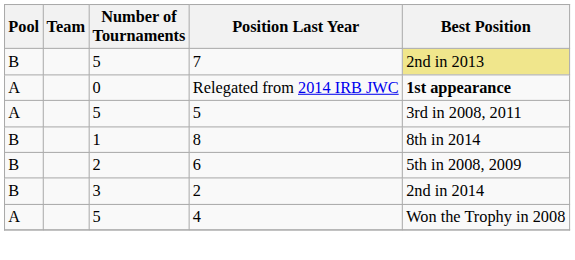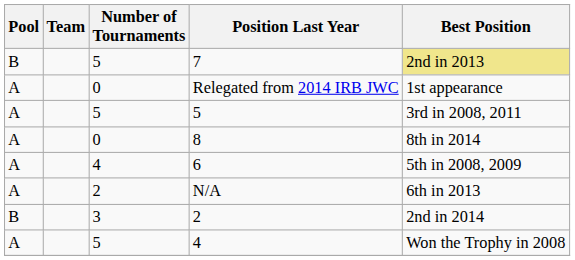(459, 87) bold -> (454, 87) normal
(14, 139) B -> (14, 139) A
(97, 139) 1 -> (97, 139) 0
(14, 165) B -> (14, 165) A
(97, 165) 2 -> (97, 165) 4
+ row: (207, 191)
